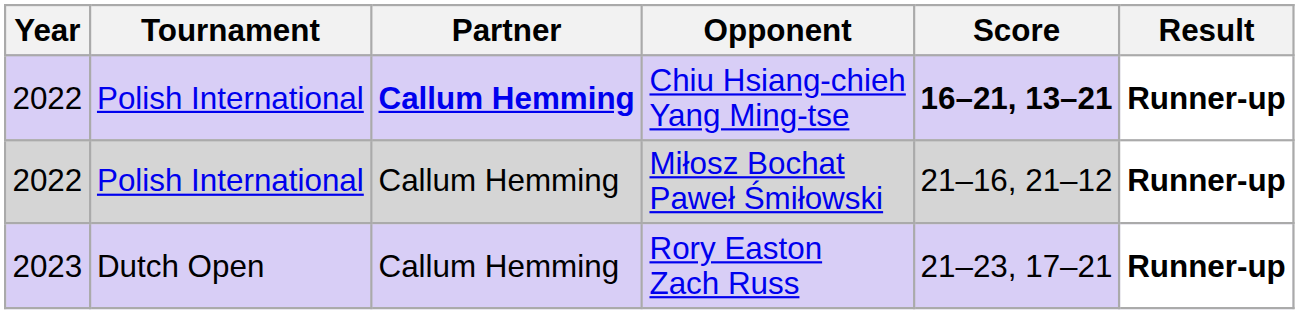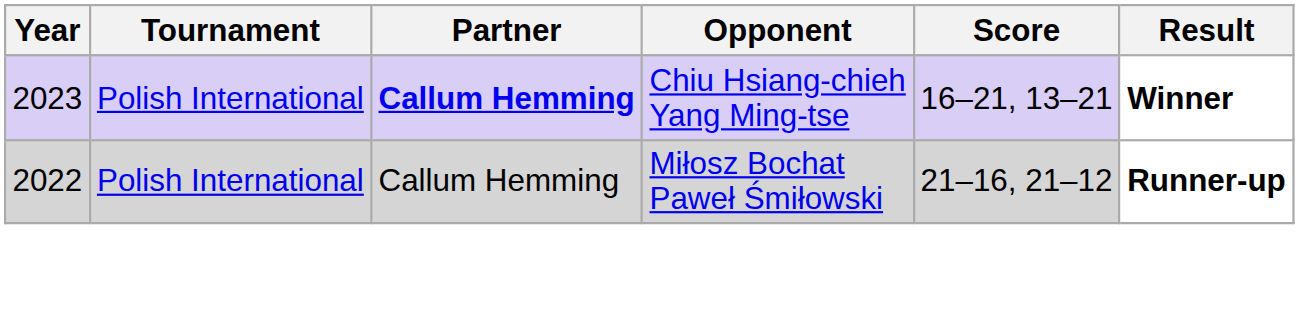(47, 97) 2022 -> (47, 97) 2023
(1017, 97) bold -> (1017, 97) normal
(1206, 97) Runner-up -> (1180, 97) Winner
- row: (736, 266)
